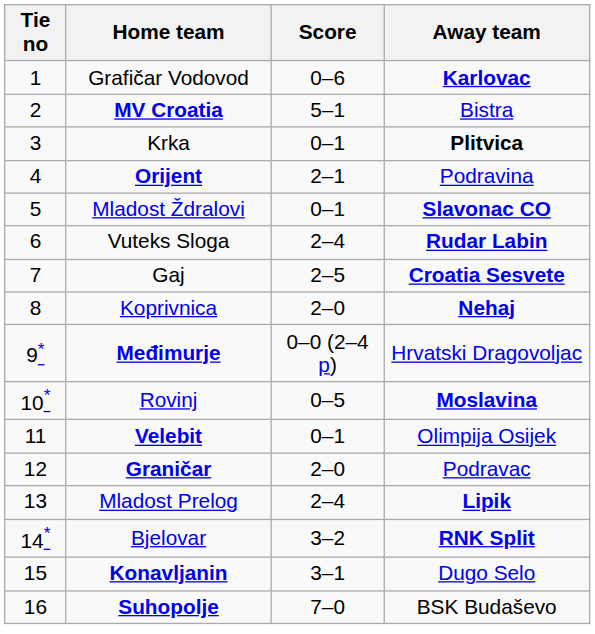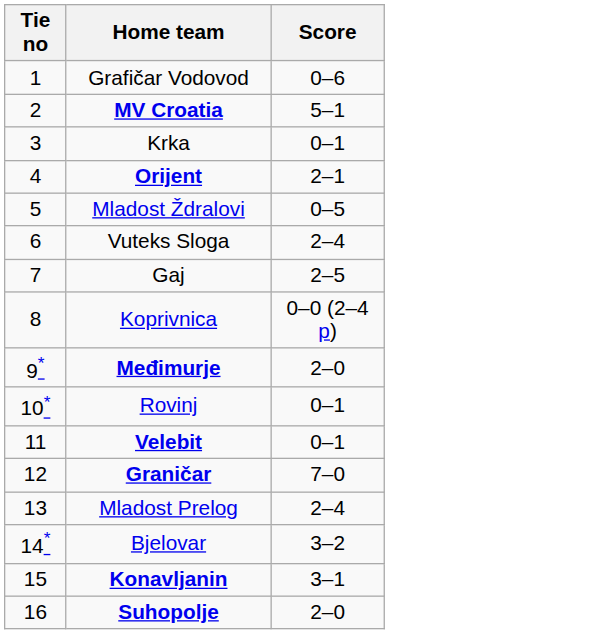- column: (487, 32)
(328, 209) 0–1 -> (328, 209) 0–5
(328, 308) 2–0 -> (328, 319) 0–0 (2–4 p)
(328, 352) 0–0 (2–4 p) -> (328, 367) 2–0
(328, 400) 0–5 -> (328, 406) 0–1
(328, 469) 2–0 -> (328, 474) 7–0
(328, 606) 7–0 -> (328, 612) 2–0
